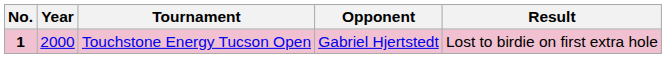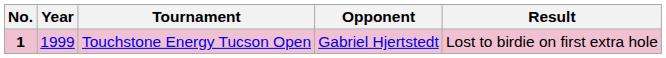(58, 42) 2000 -> (58, 42) 1999
